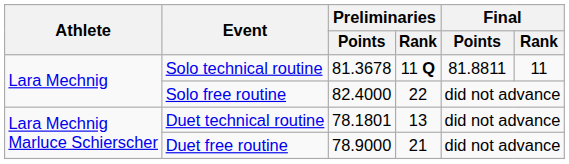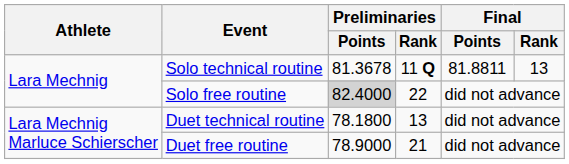(539, 68) 11 -> (539, 68) 13
(362, 94) no background -> (362, 94) lightgrey background
(362, 120) 78.1801 -> (362, 120) 78.1800
